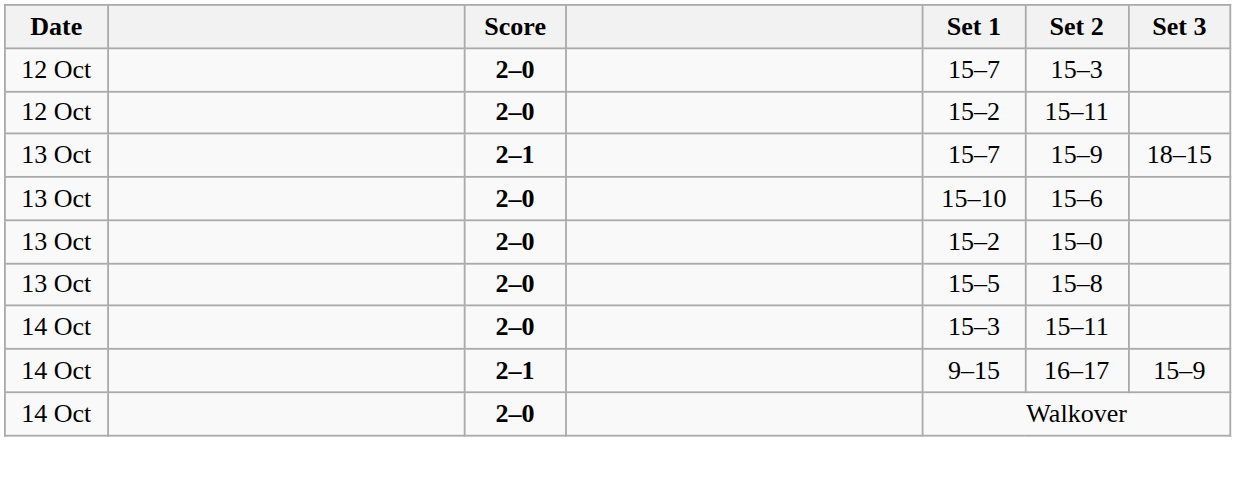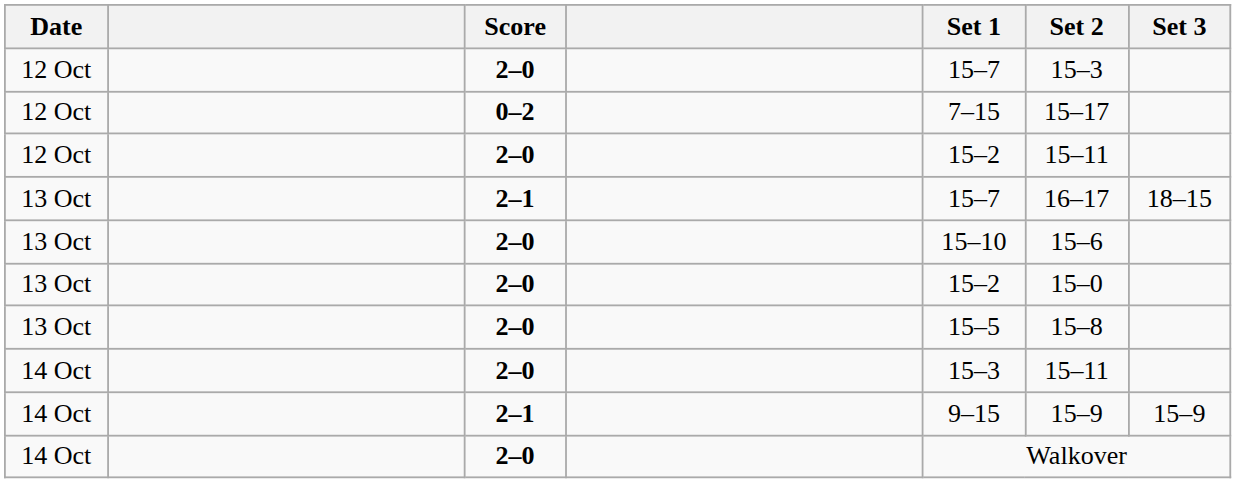+ row: (56, 112)
(1077, 155) 15–9 -> (1077, 198) 16–17
(1077, 370) 16–17 -> (1077, 413) 15–9
